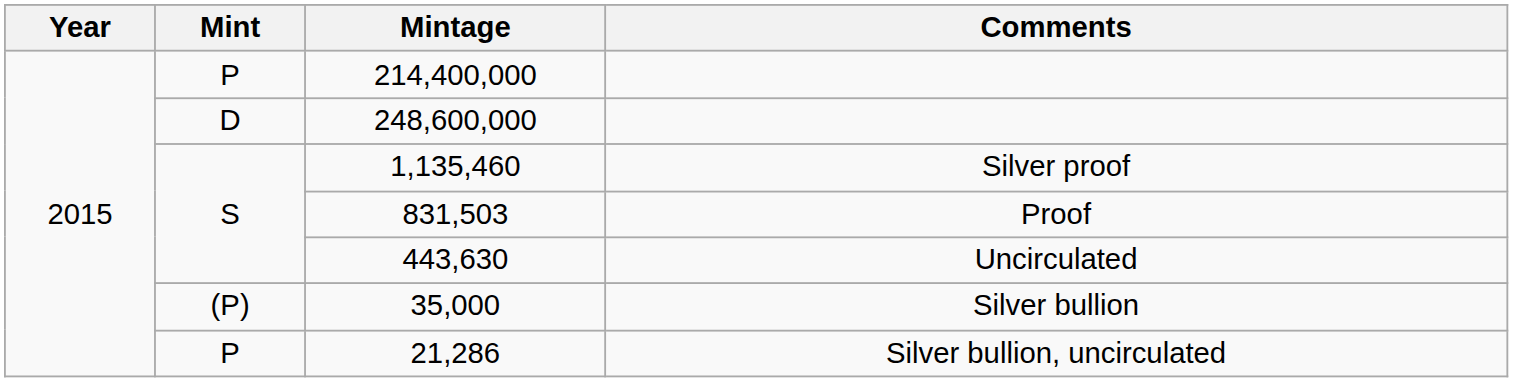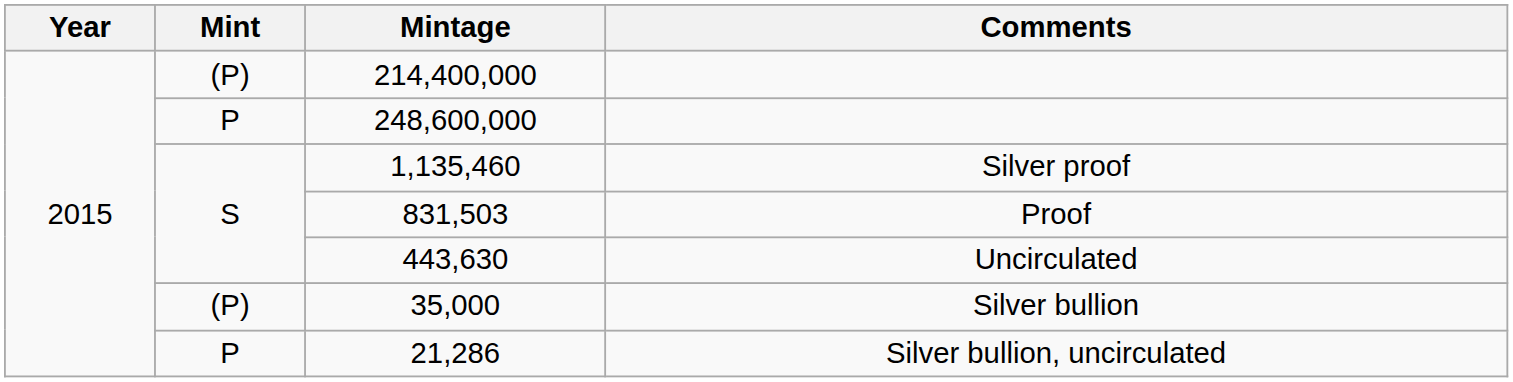(230, 74) P -> (230, 74) (P)
(230, 120) D -> (230, 120) P
